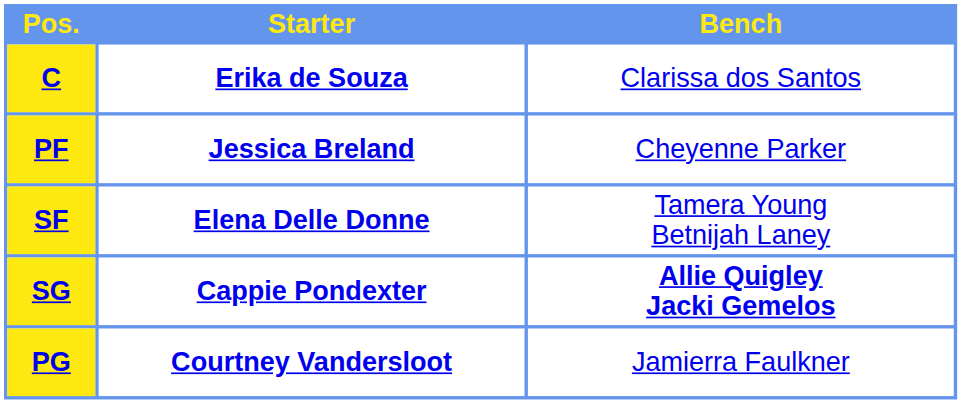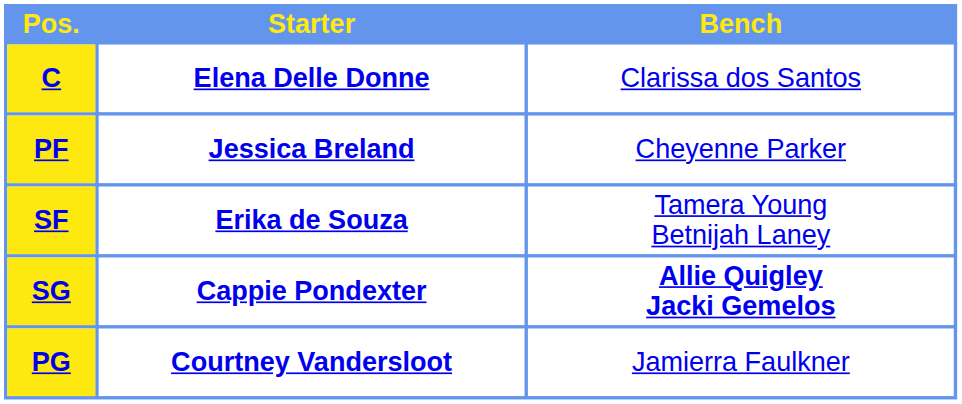(312, 78) Erika de Souza -> (312, 78) Elena Delle Donne
(312, 219) Elena Delle Donne -> (312, 219) Erika de Souza
